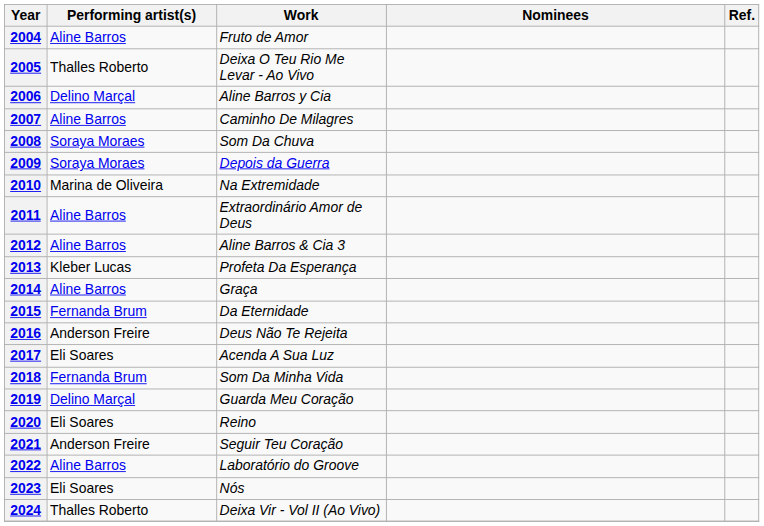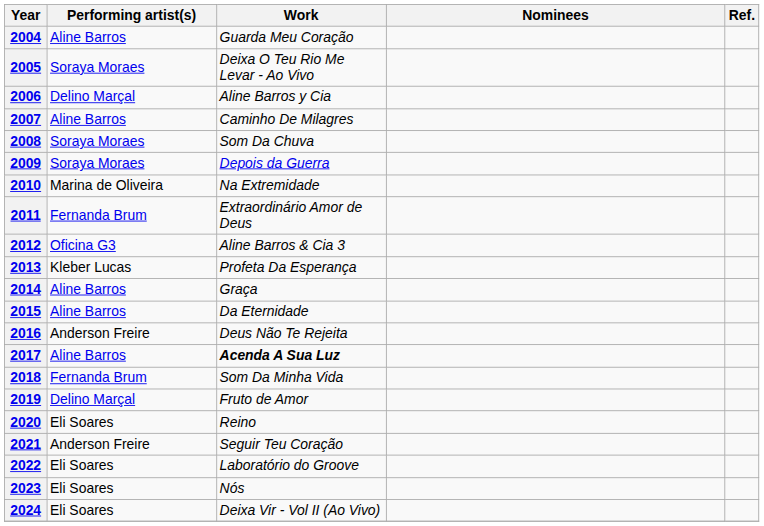(264, 37) Fruto de Amor -> (287, 37) Guarda Meu Coração
(99, 67) Thalles Roberto -> (97, 67) Soraya Moraes
(88, 215) Aline Barros -> (98, 215) Fernanda Brum
(88, 245) Aline Barros -> (83, 245) Oficina G3
(98, 311) Fernanda Brum -> (88, 311) Aline Barros
(82, 355) Eli Soares -> (88, 355) Aline Barros
(277, 355) normal -> (280, 355) bold
(287, 400) Guarda Meu Coração -> (264, 400) Fruto de Amor
(88, 466) Aline Barros -> (82, 466) Eli Soares
(99, 510) Thalles Roberto -> (82, 510) Eli Soares
